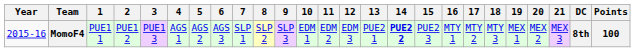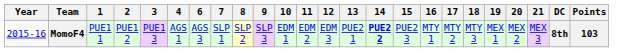- column: (200, 12)
(611, 33) 100 -> (589, 33) 103
